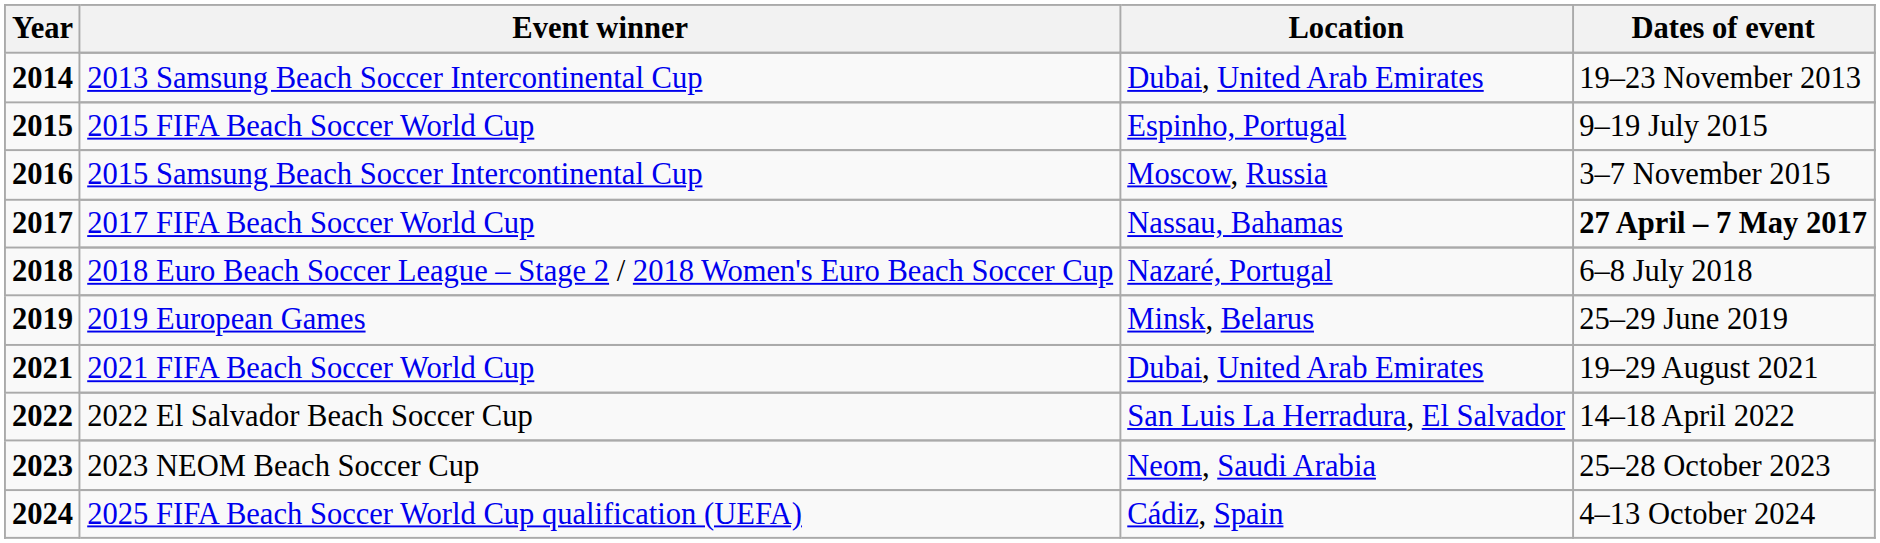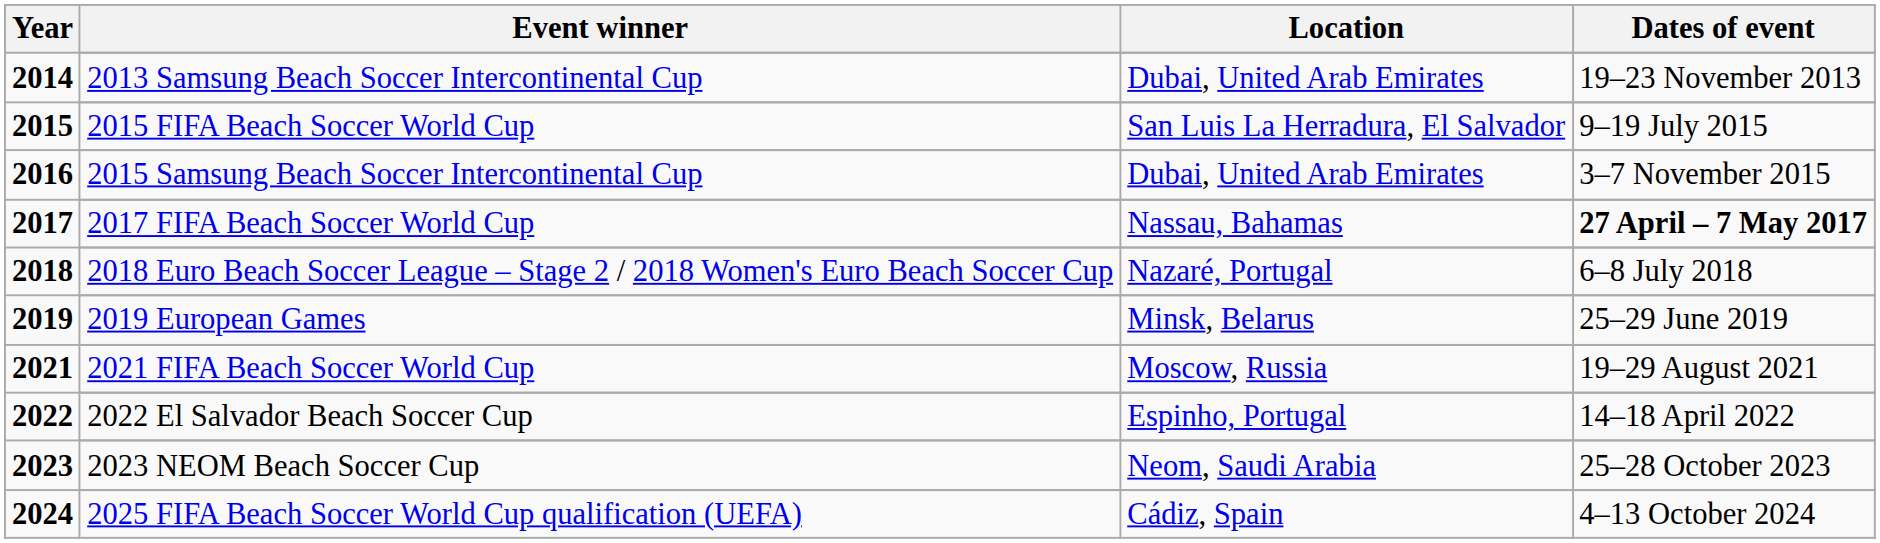(1237, 125) Espinho, Portugal -> (1346, 125) San Luis La Herradura, El Salvador
(1227, 174) Moscow, Russia -> (1305, 174) Dubai, United Arab Emirates
(1305, 367) Dubai, United Arab Emirates -> (1227, 367) Moscow, Russia
(1346, 416) San Luis La Herradura, El Salvador -> (1237, 416) Espinho, Portugal
